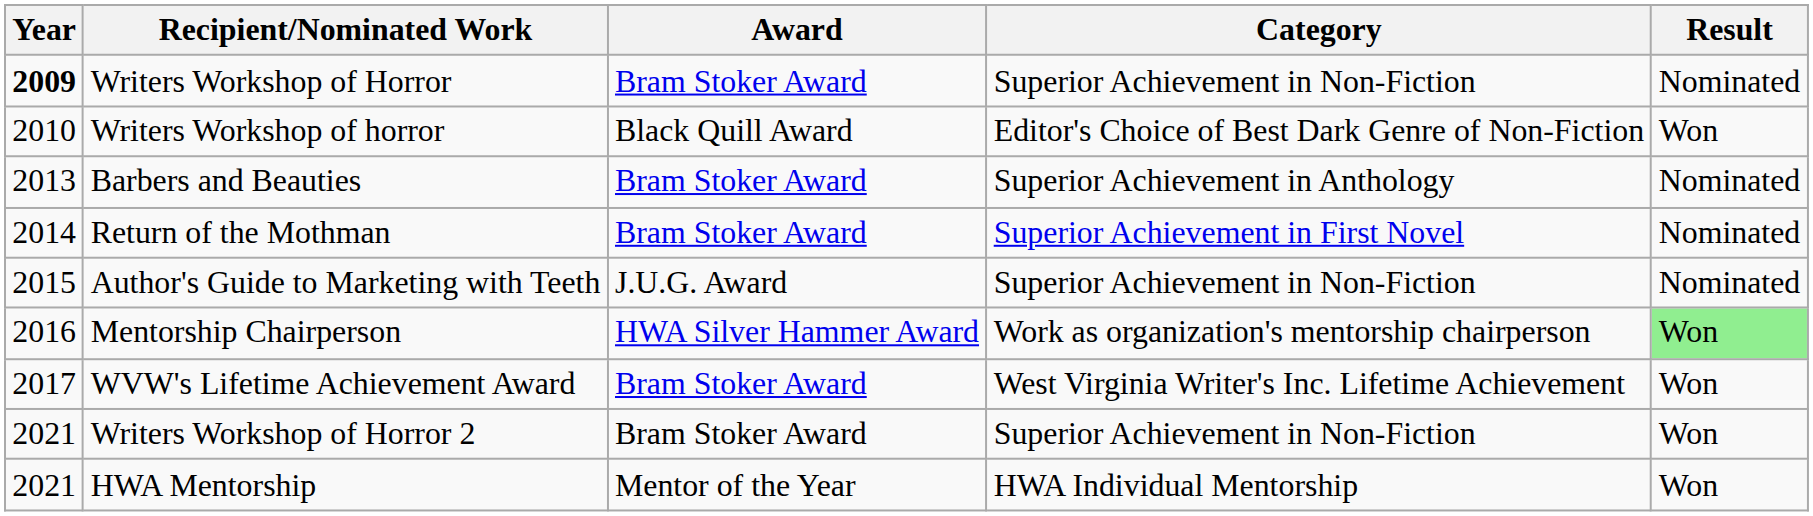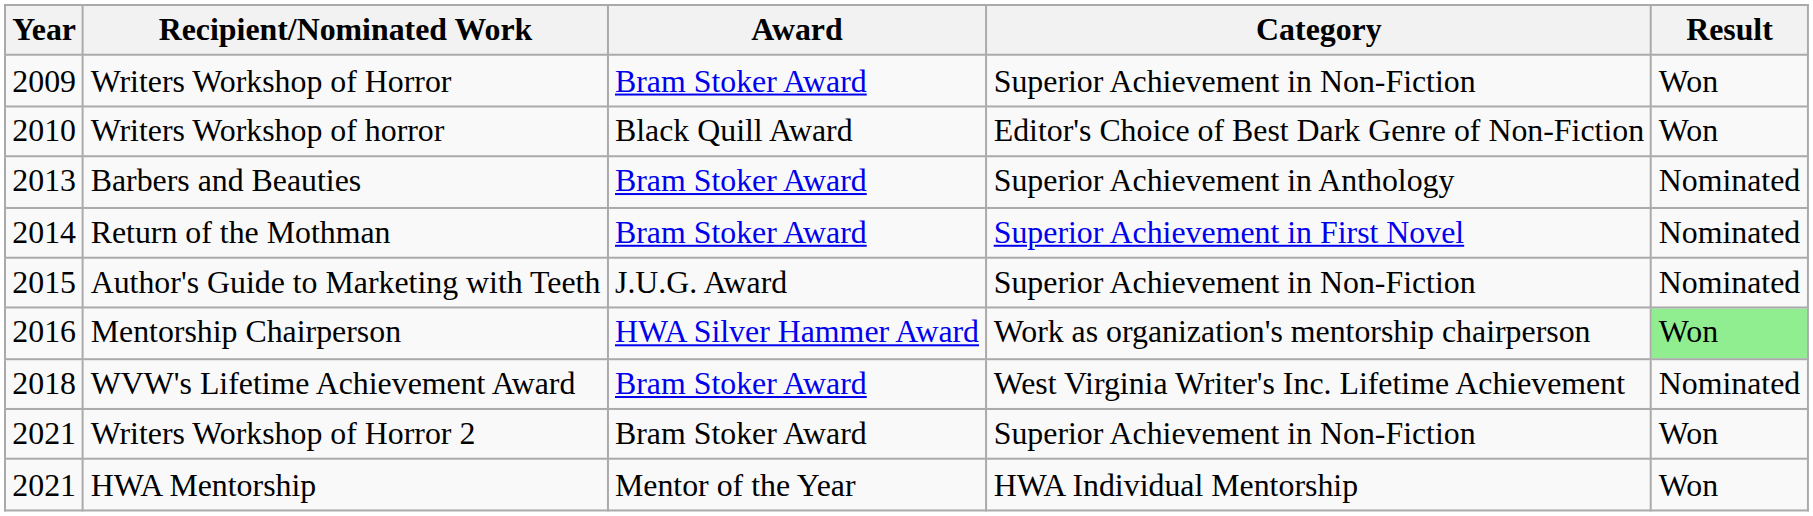(44, 80) bold -> (44, 80) normal
(1729, 80) Nominated -> (1688, 80) Won
(44, 383) 2017 -> (44, 383) 2018
(1688, 383) Won -> (1729, 383) Nominated
